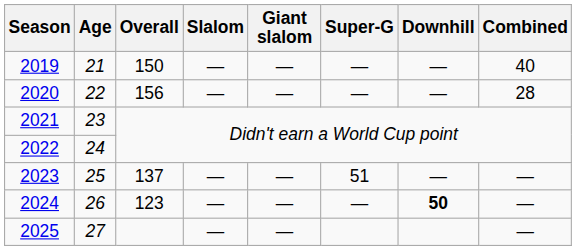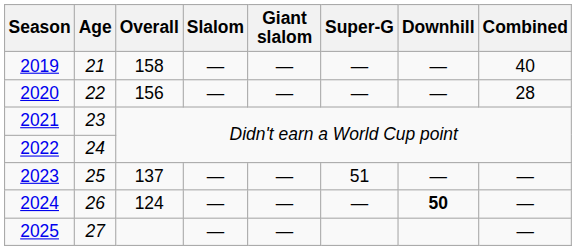(149, 65) 150 -> (149, 65) 158
(149, 203) 123 -> (149, 203) 124
